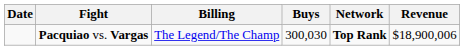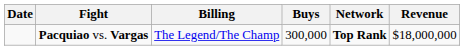(306, 34) 300,030 -> (306, 34) 300,000
(425, 34) $18,900,006 -> (425, 34) $18,000,000
